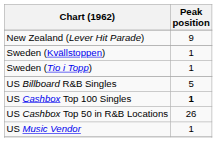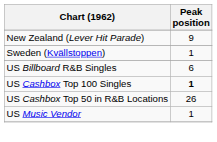- row: (49, 68)
(191, 83) 5 -> (191, 68) 6
